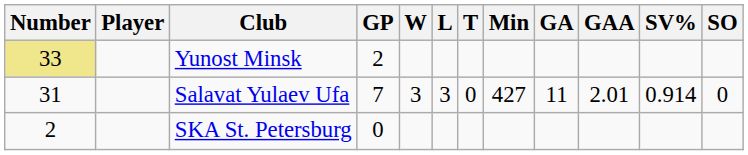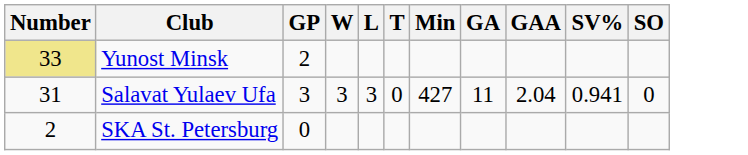- column: (133, 22)
(378, 94) 7 -> (304, 94) 3
(609, 94) 2.01 -> (536, 94) 2.04
(671, 94) 0.914 -> (597, 94) 0.941
